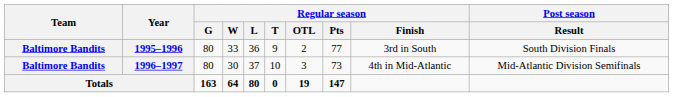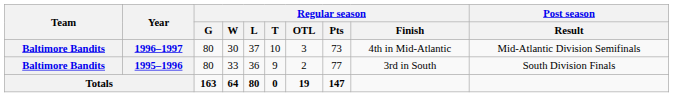rows swapped: (159, 48) <-> (159, 66)
